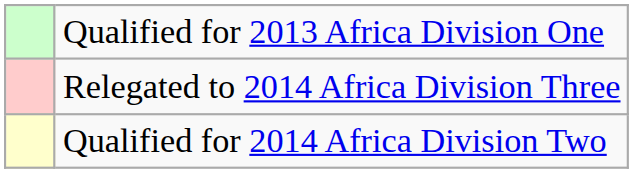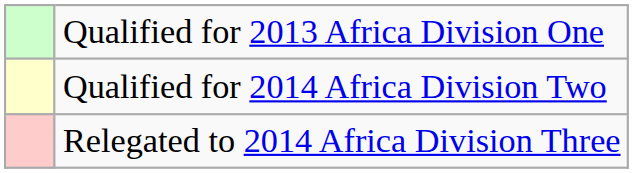rows swapped: (335, 140) <-> (342, 85)
